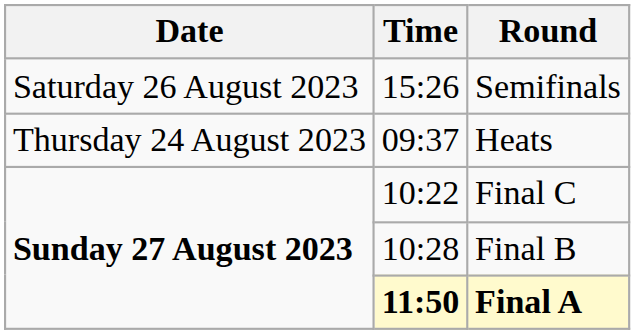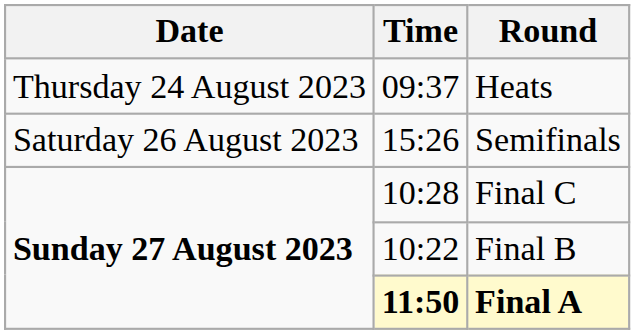rows swapped: (514, 139) <-> (548, 85)
(421, 193) 10:22 -> (421, 193) 10:28
(421, 247) 10:28 -> (421, 247) 10:22
